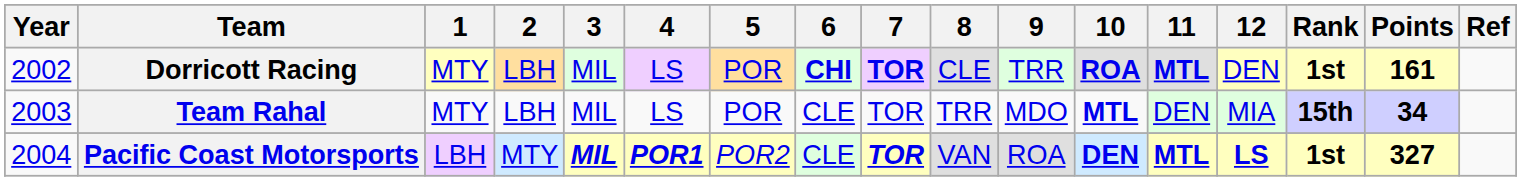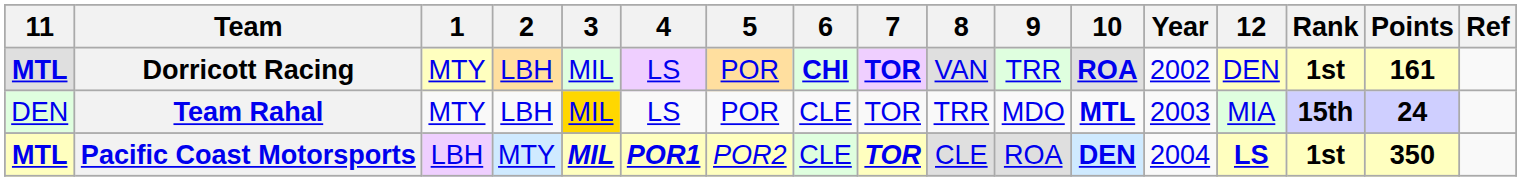columns swapped: (41, 26) <-> (1182, 26)
(964, 69) CLE -> (961, 69) VAN
(594, 112) no background -> (591, 112) gold background
(1412, 112) 34 -> (1412, 112) 24
(964, 155) VAN -> (961, 155) CLE
(1412, 155) 327 -> (1412, 155) 350
